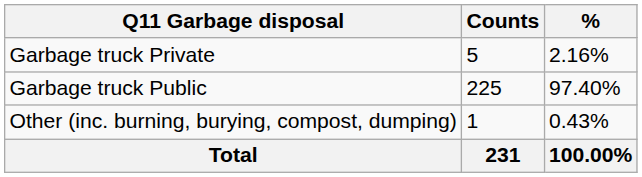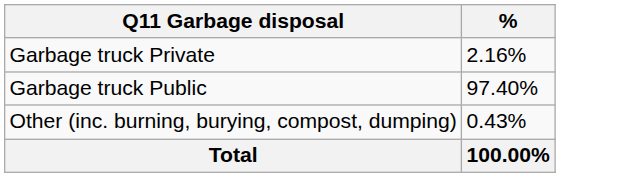- column: (503, 21)
